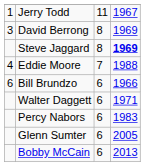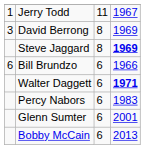- row: (49, 65)
(125, 100) normal -> (125, 83) bold
(125, 135) 2005 -> (125, 118) 2001
